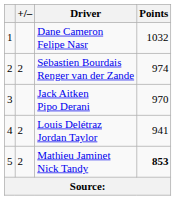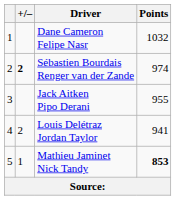(20, 69) normal -> (20, 69) bold
(160, 100) 970 -> (160, 100) 955
(20, 162) 2 -> (20, 162) 1
